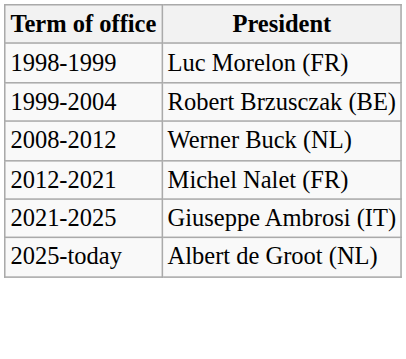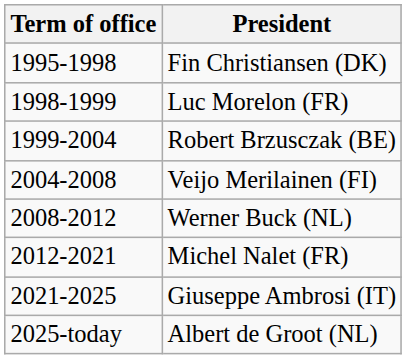+ row: (277, 62)
+ row: (272, 179)
